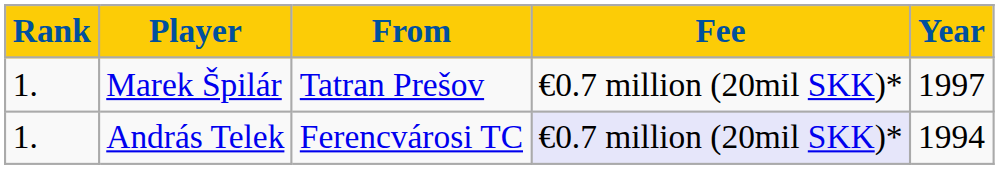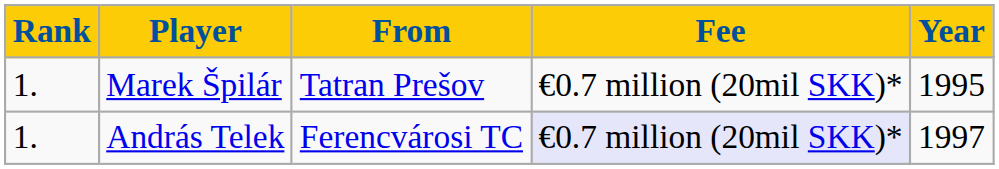(951, 84) 1997 -> (951, 84) 1995
(951, 137) 1994 -> (951, 137) 1997
